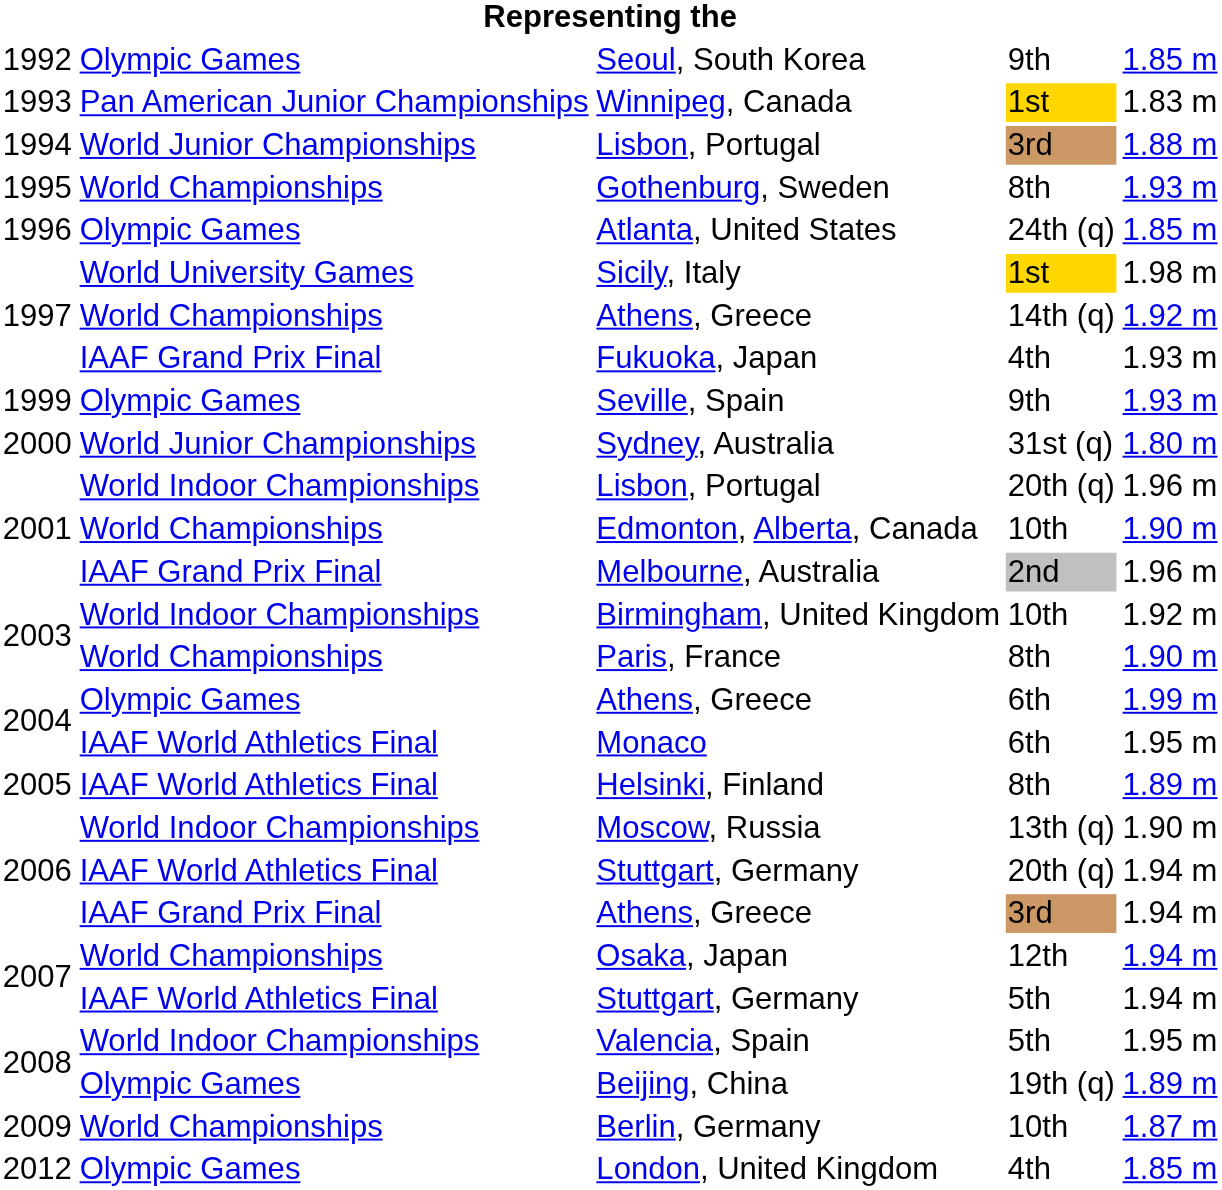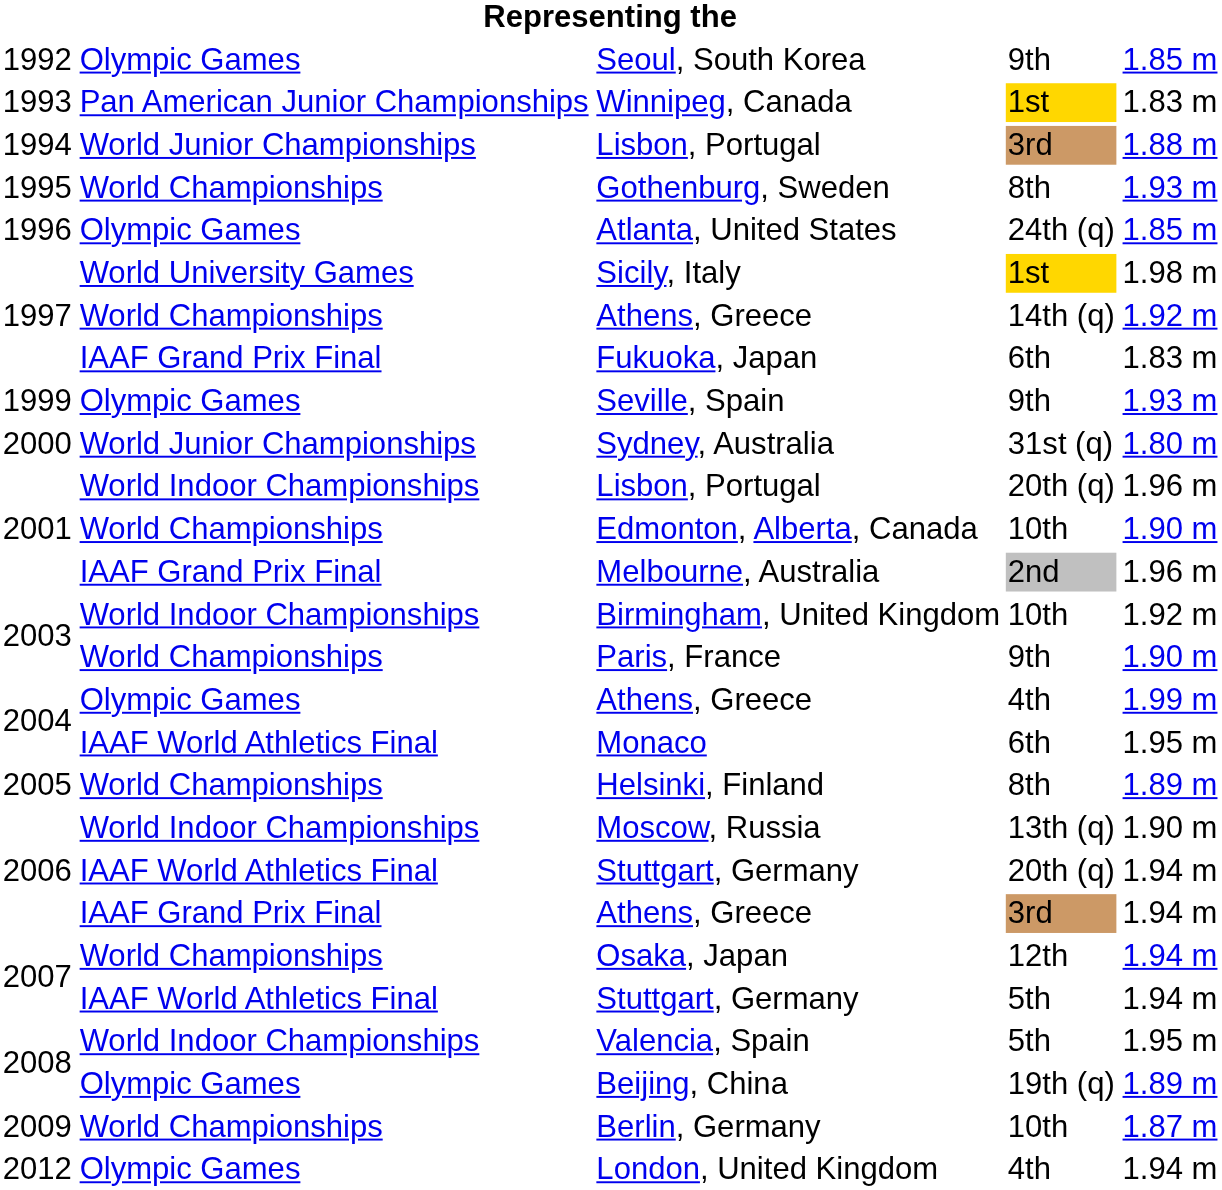(1029, 358) 4th -> (1029, 358) 6th
(1170, 358) 1.93 m -> (1170, 358) 1.83 m
(1029, 657) 8th -> (1029, 657) 9th
(1029, 699) 6th -> (1029, 699) 4th
(259, 785) IAAF World Athletics Final -> (231, 785) World Championships
(1170, 1169) 1.85 m -> (1170, 1169) 1.94 m
